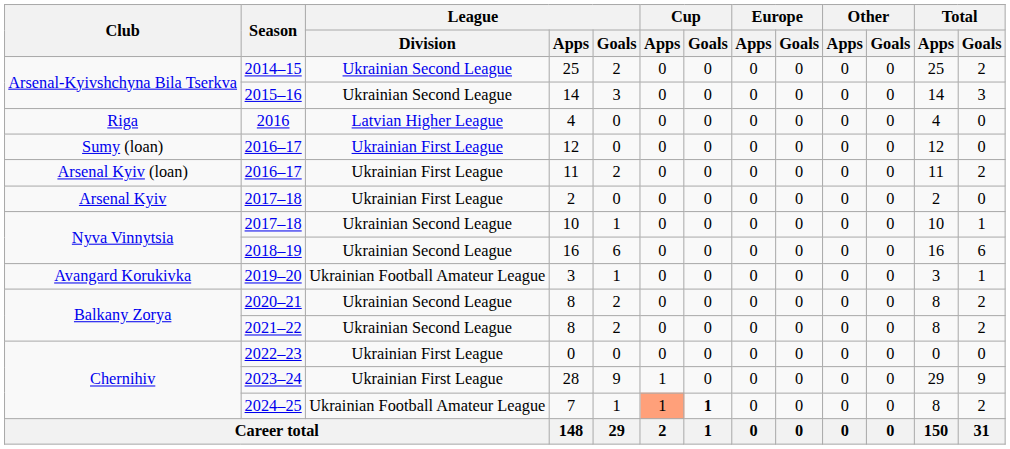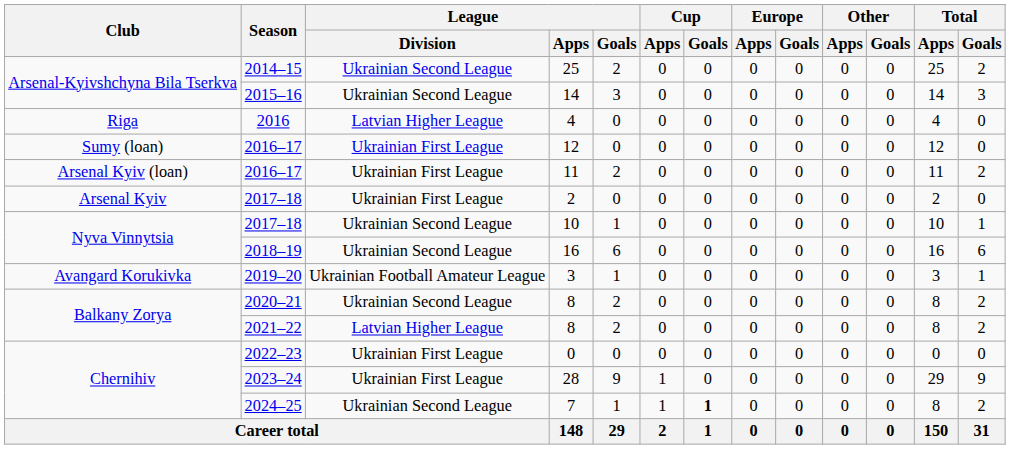(427, 328) Ukrainian Second League -> (427, 328) Latvian Higher League
(427, 405) Ukrainian Football Amateur League -> (427, 405) Ukrainian Second League
(662, 405) lightsalmon background -> (662, 405) no background
